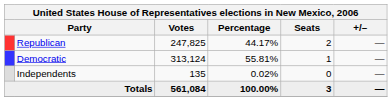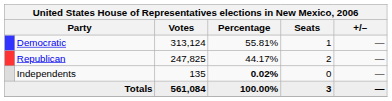rows swapped: (41, 58) <-> (41, 43)
(264, 74) normal -> (264, 74) bold
